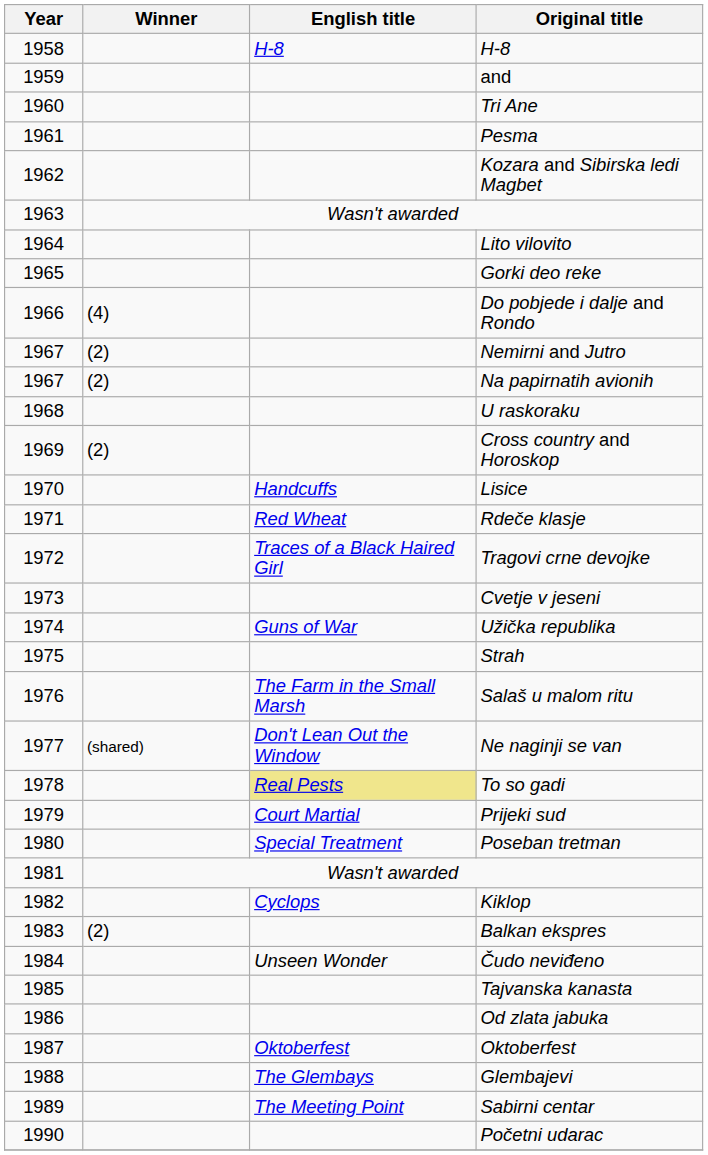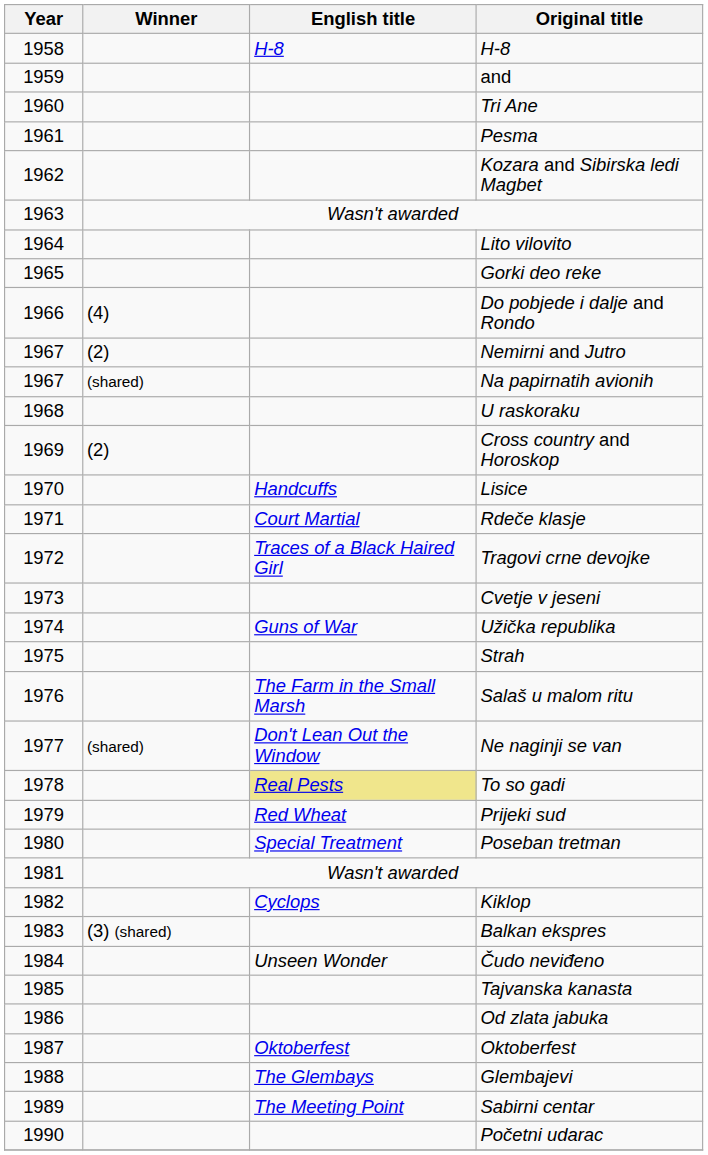(98, 381) (2) -> (115, 382) (shared)
(300, 518) Red Wheat -> (307, 518) Court Martial
(307, 814) Court Martial -> (300, 814) Red Wheat
(98, 931) (2) -> (129, 931) (3) (shared)
